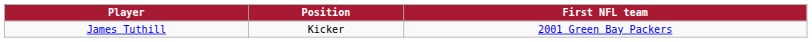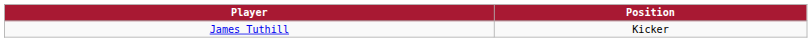- column: (605, 13)
